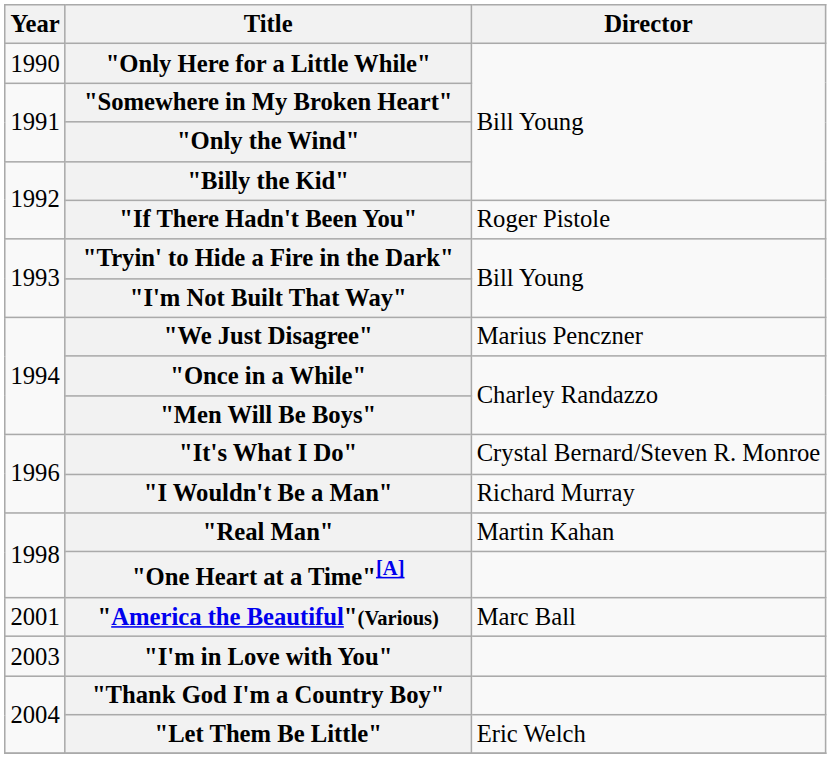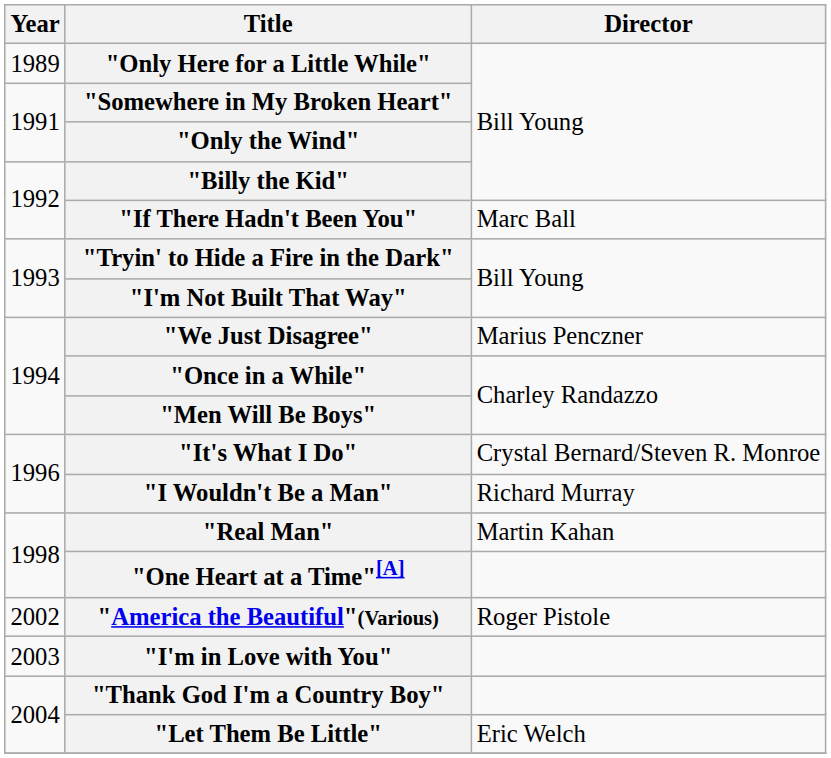(35, 63) 1990 -> (35, 63) 1989
(543, 219) Roger Pistole -> (526, 219) Marc Ball
(35, 616) 2001 -> (35, 616) 2002
(526, 616) Marc Ball -> (543, 616) Roger Pistole
